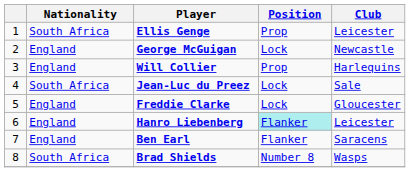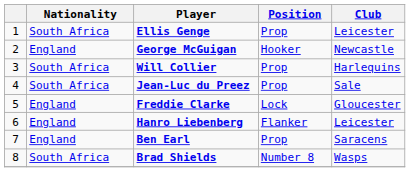(274, 49) Lock -> (281, 49) Hooker
(53, 67) England -> (69, 67) South Africa
(274, 85) Lock -> (274, 85) Prop
(284, 121) paleturquoise background -> (284, 121) no background
(284, 139) Flanker -> (274, 139) Prop
